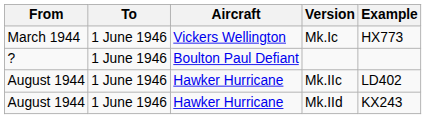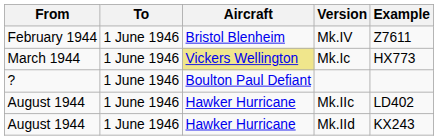+ row: (335, 37)
(230, 37) no background -> (242, 59) khaki background
